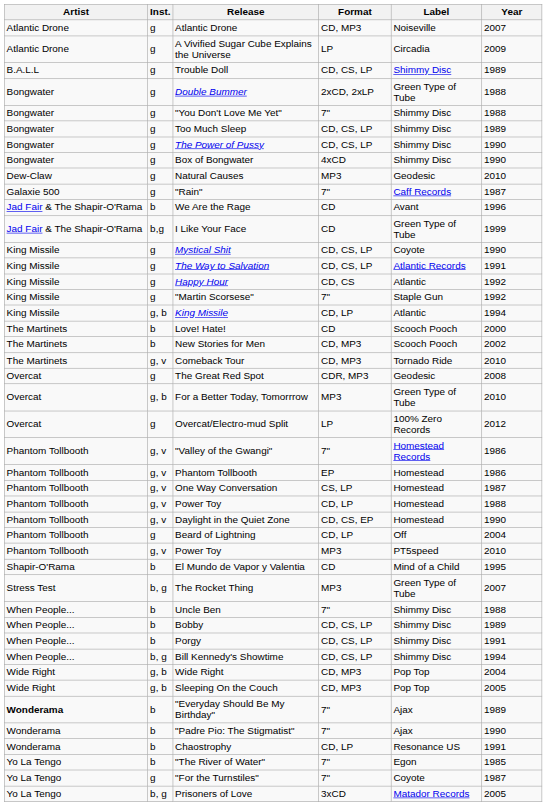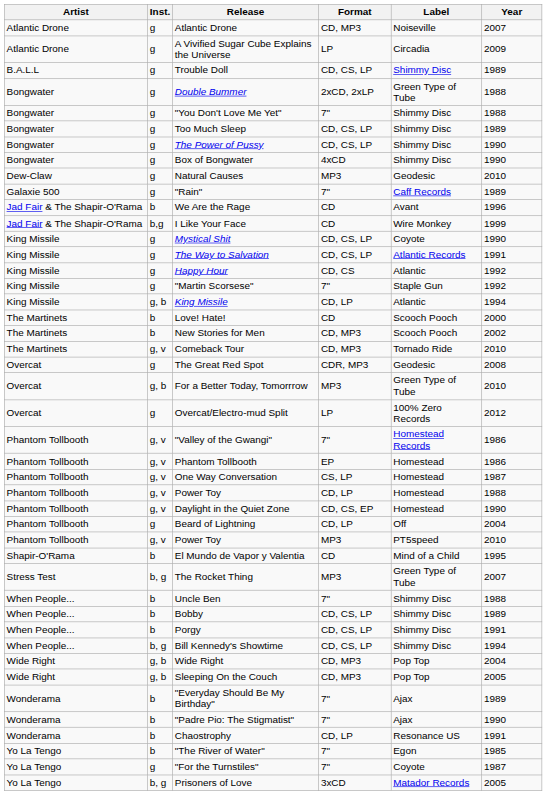(495, 192) 1987 -> (495, 192) 1989
(425, 229) Green Type of Tube -> (422, 223) Wire Monkey
(35, 709) bold -> (34, 698) normal
